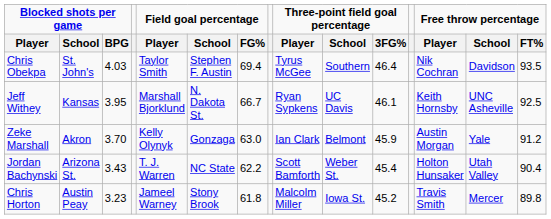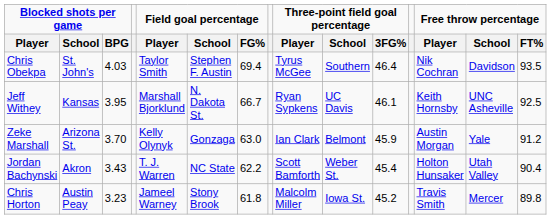(77, 139) Akron -> (81, 139) Arizona St.
(81, 169) Arizona St. -> (77, 169) Akron
